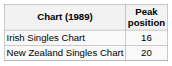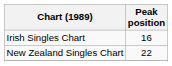(146, 53) 20 -> (146, 53) 22
